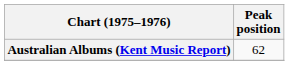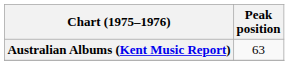(259, 49) 62 -> (259, 49) 63
